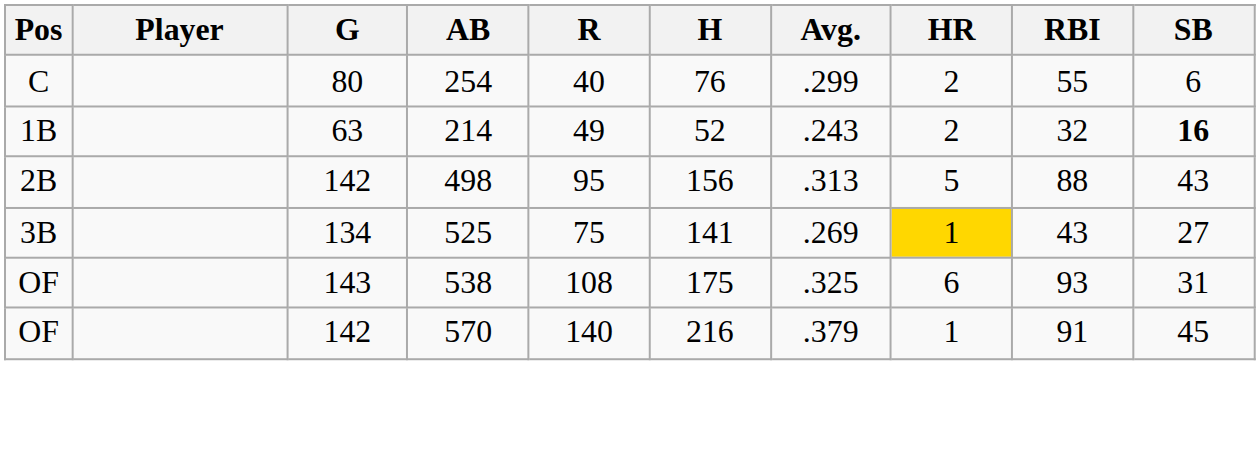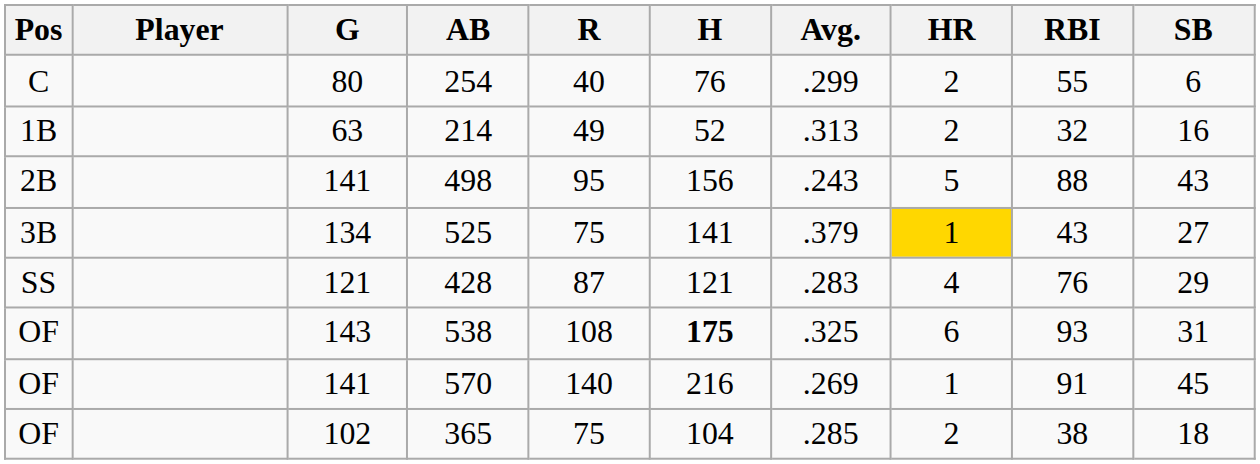(831, 130) .243 -> (831, 130) .313
(1193, 130) bold -> (1193, 130) normal
(347, 181) 142 -> (347, 181) 141
(831, 181) .313 -> (831, 181) .243
(831, 231) .269 -> (831, 231) .379
+ row: (468, 282)
(710, 282) normal -> (710, 332) bold
(347, 332) 142 -> (347, 383) 141
(831, 332) .379 -> (831, 383) .269
+ row: (468, 433)
